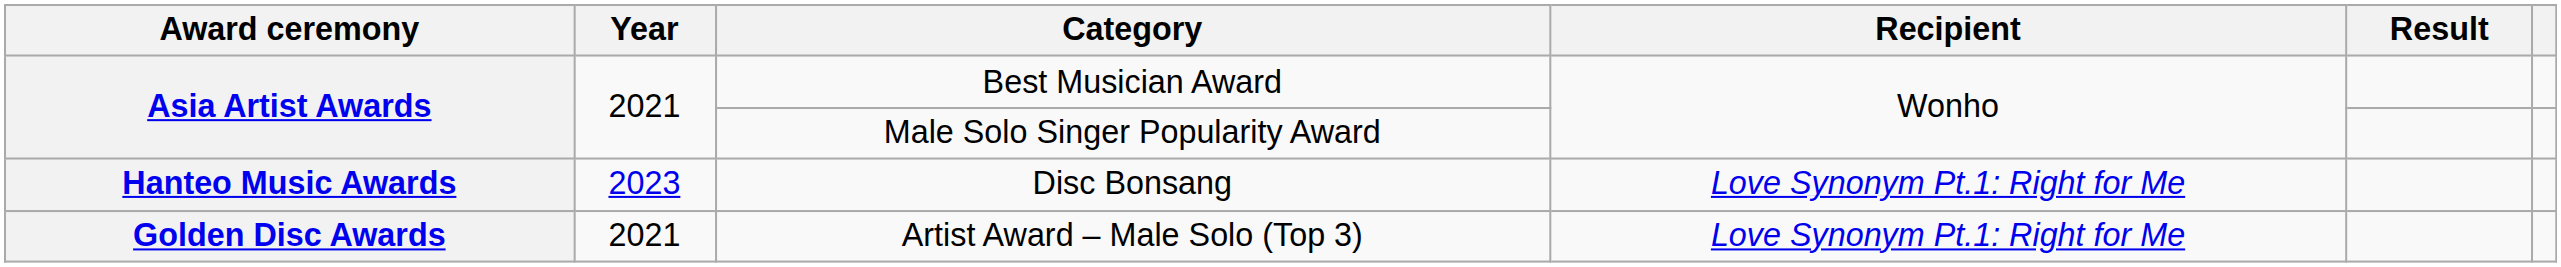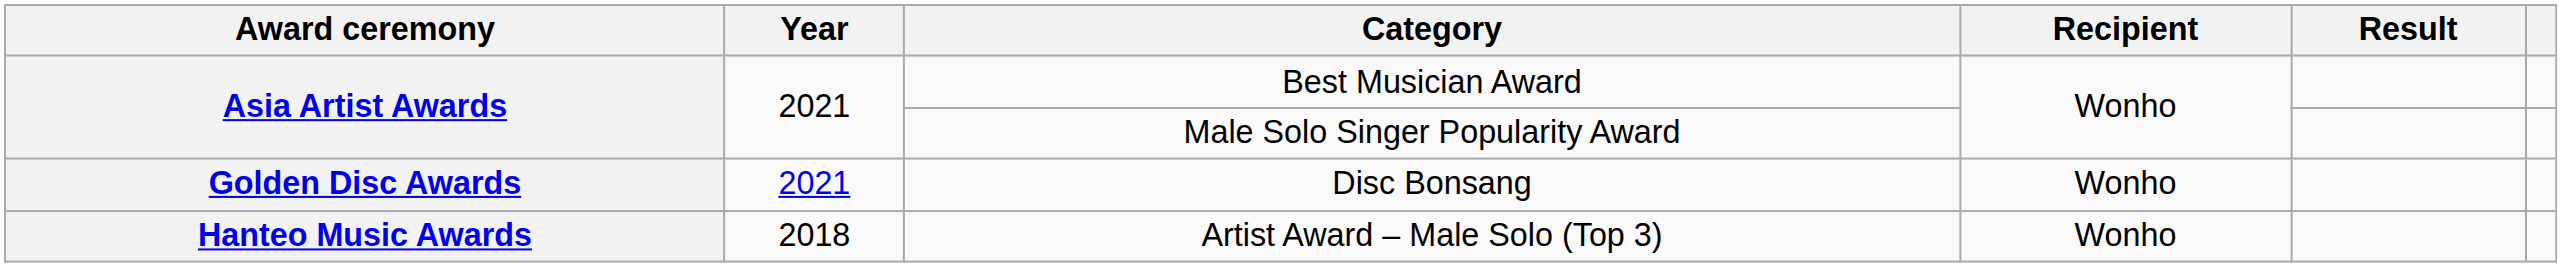(289, 183) Hanteo Music Awards -> (365, 183) Golden Disc Awards
(644, 183) 2023 -> (814, 183) 2021
(1948, 183) Love Synonym Pt.1: Right for Me -> (2126, 183) Wonho
(289, 235) Golden Disc Awards -> (365, 235) Hanteo Music Awards
(644, 235) 2021 -> (814, 235) 2018
(1948, 235) Love Synonym Pt.1: Right for Me -> (2126, 235) Wonho
